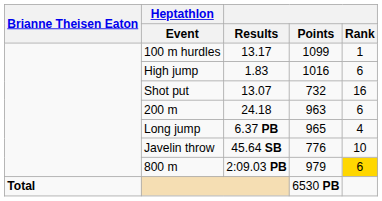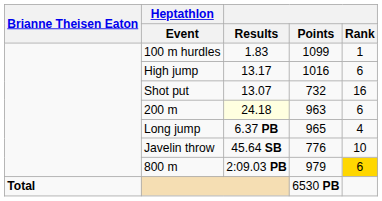(256, 53) 13.17 -> (256, 53) 1.83
(256, 72) 1.83 -> (256, 72) 13.17
(256, 110) no background -> (256, 110) lightyellow background
